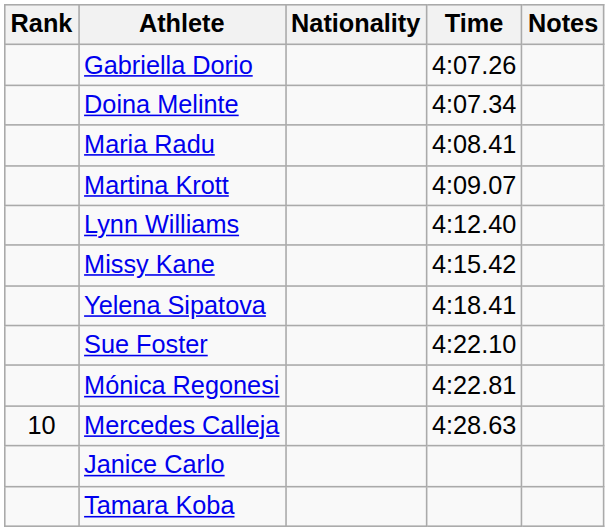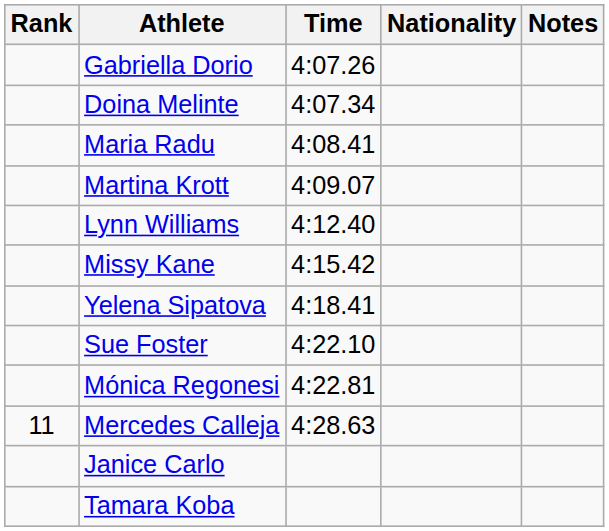columns swapped: (356, 24) <-> (474, 24)
(42, 425) 10 -> (42, 425) 11
